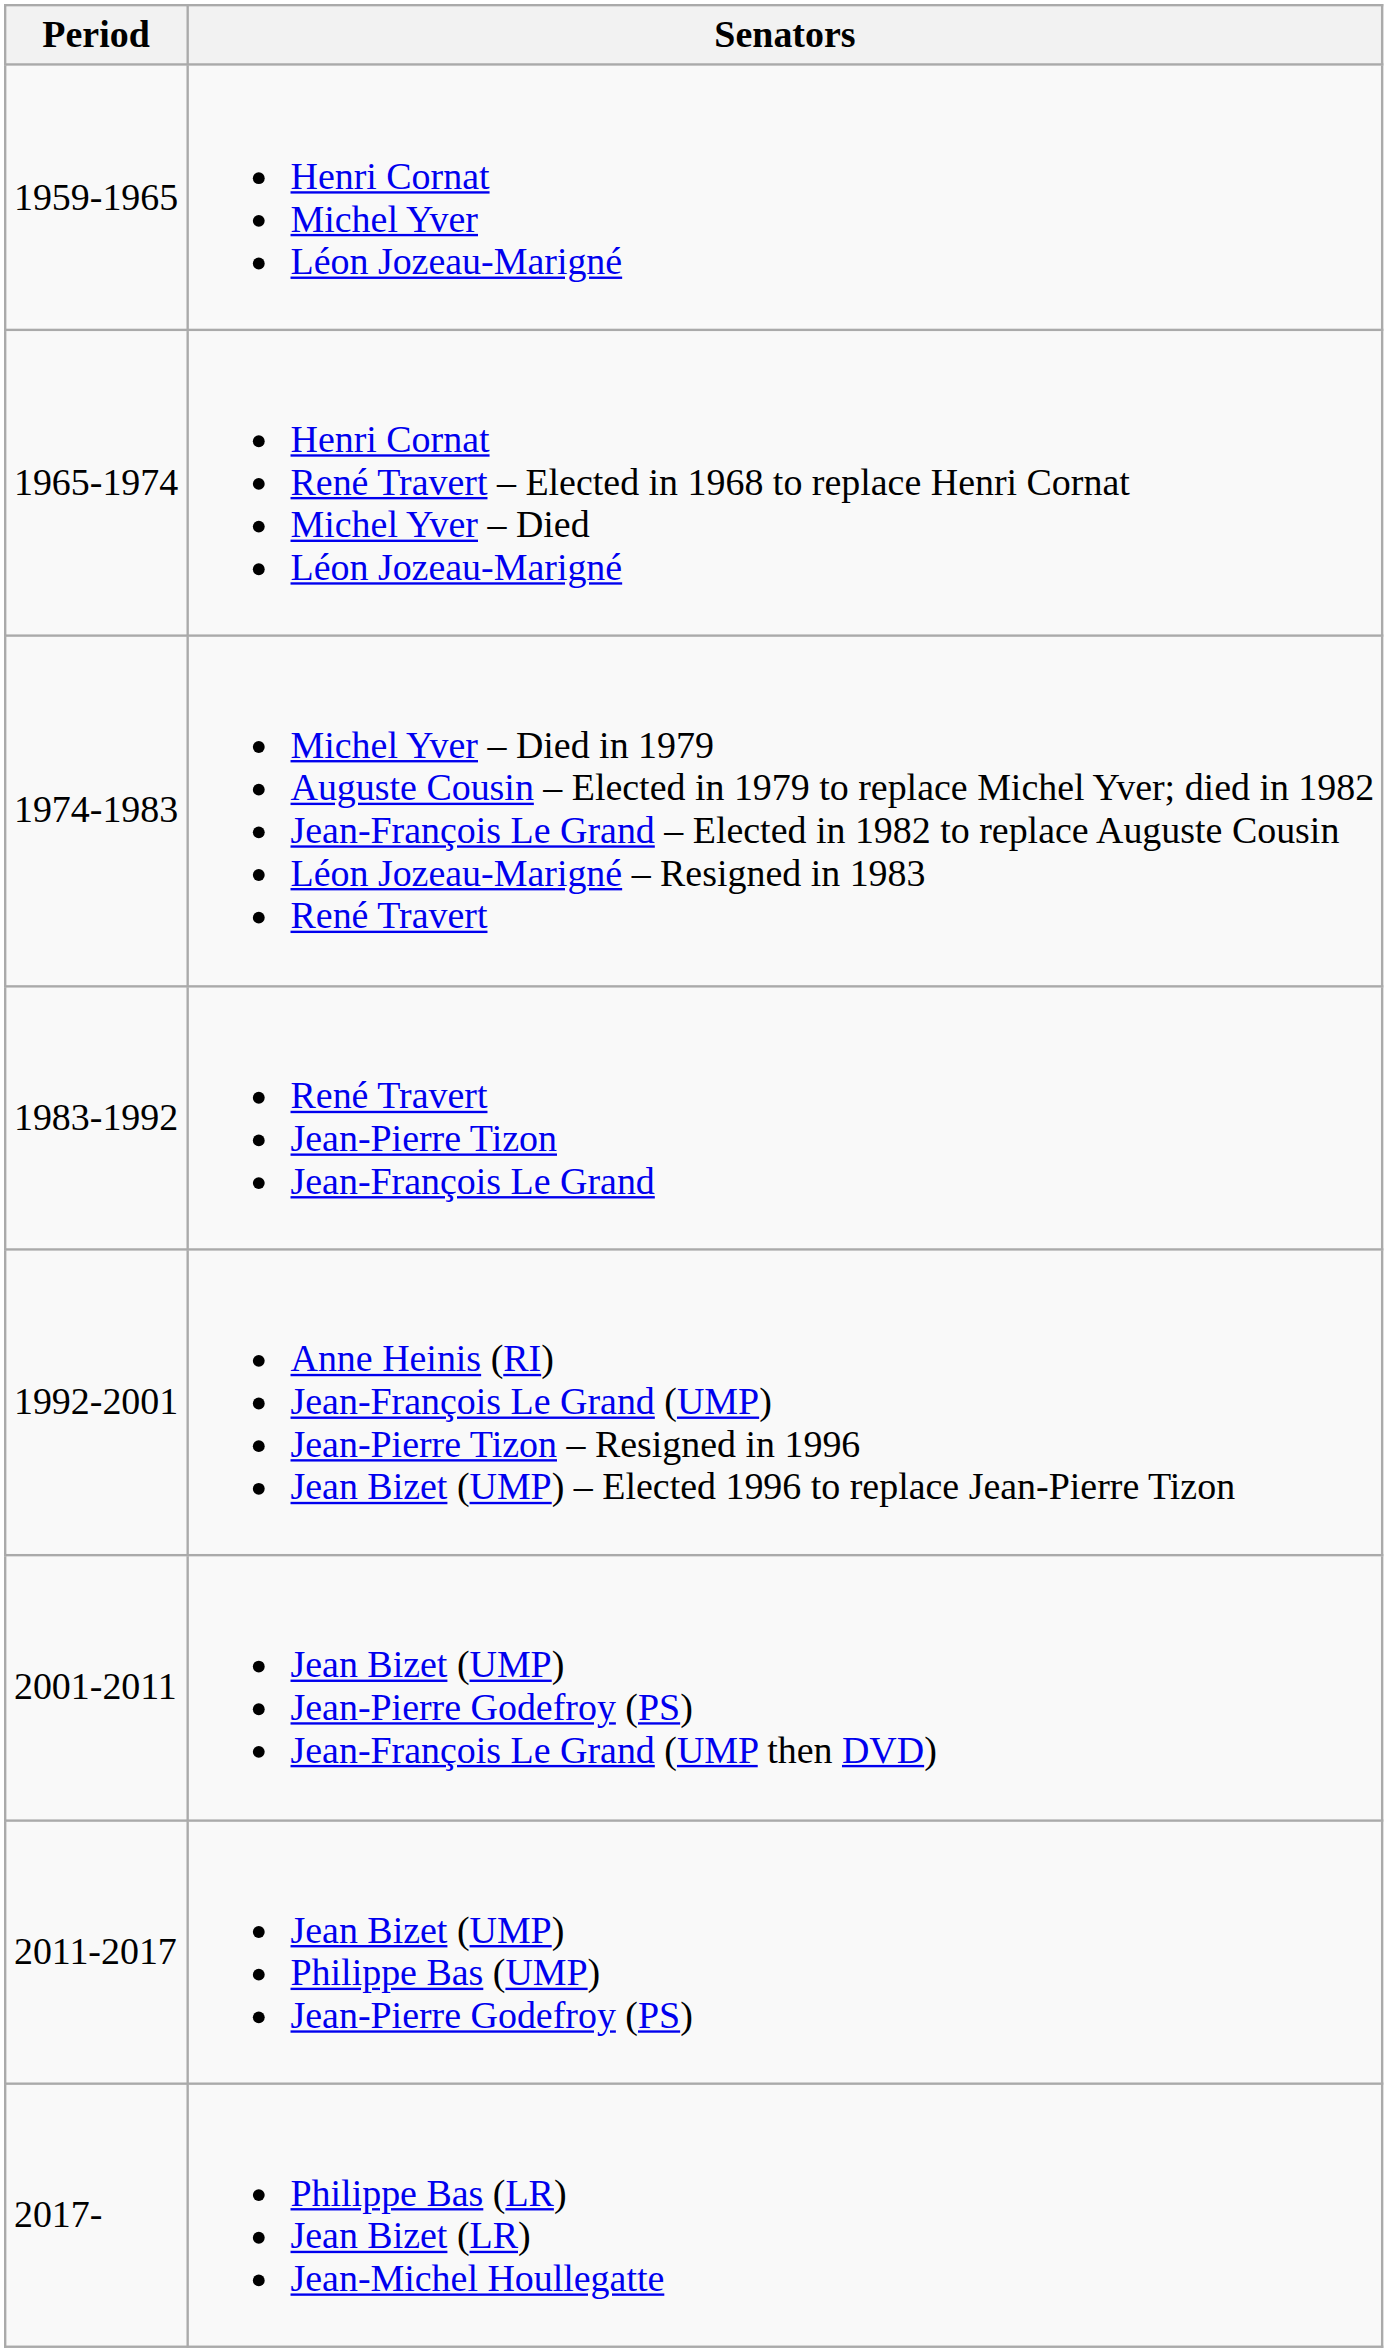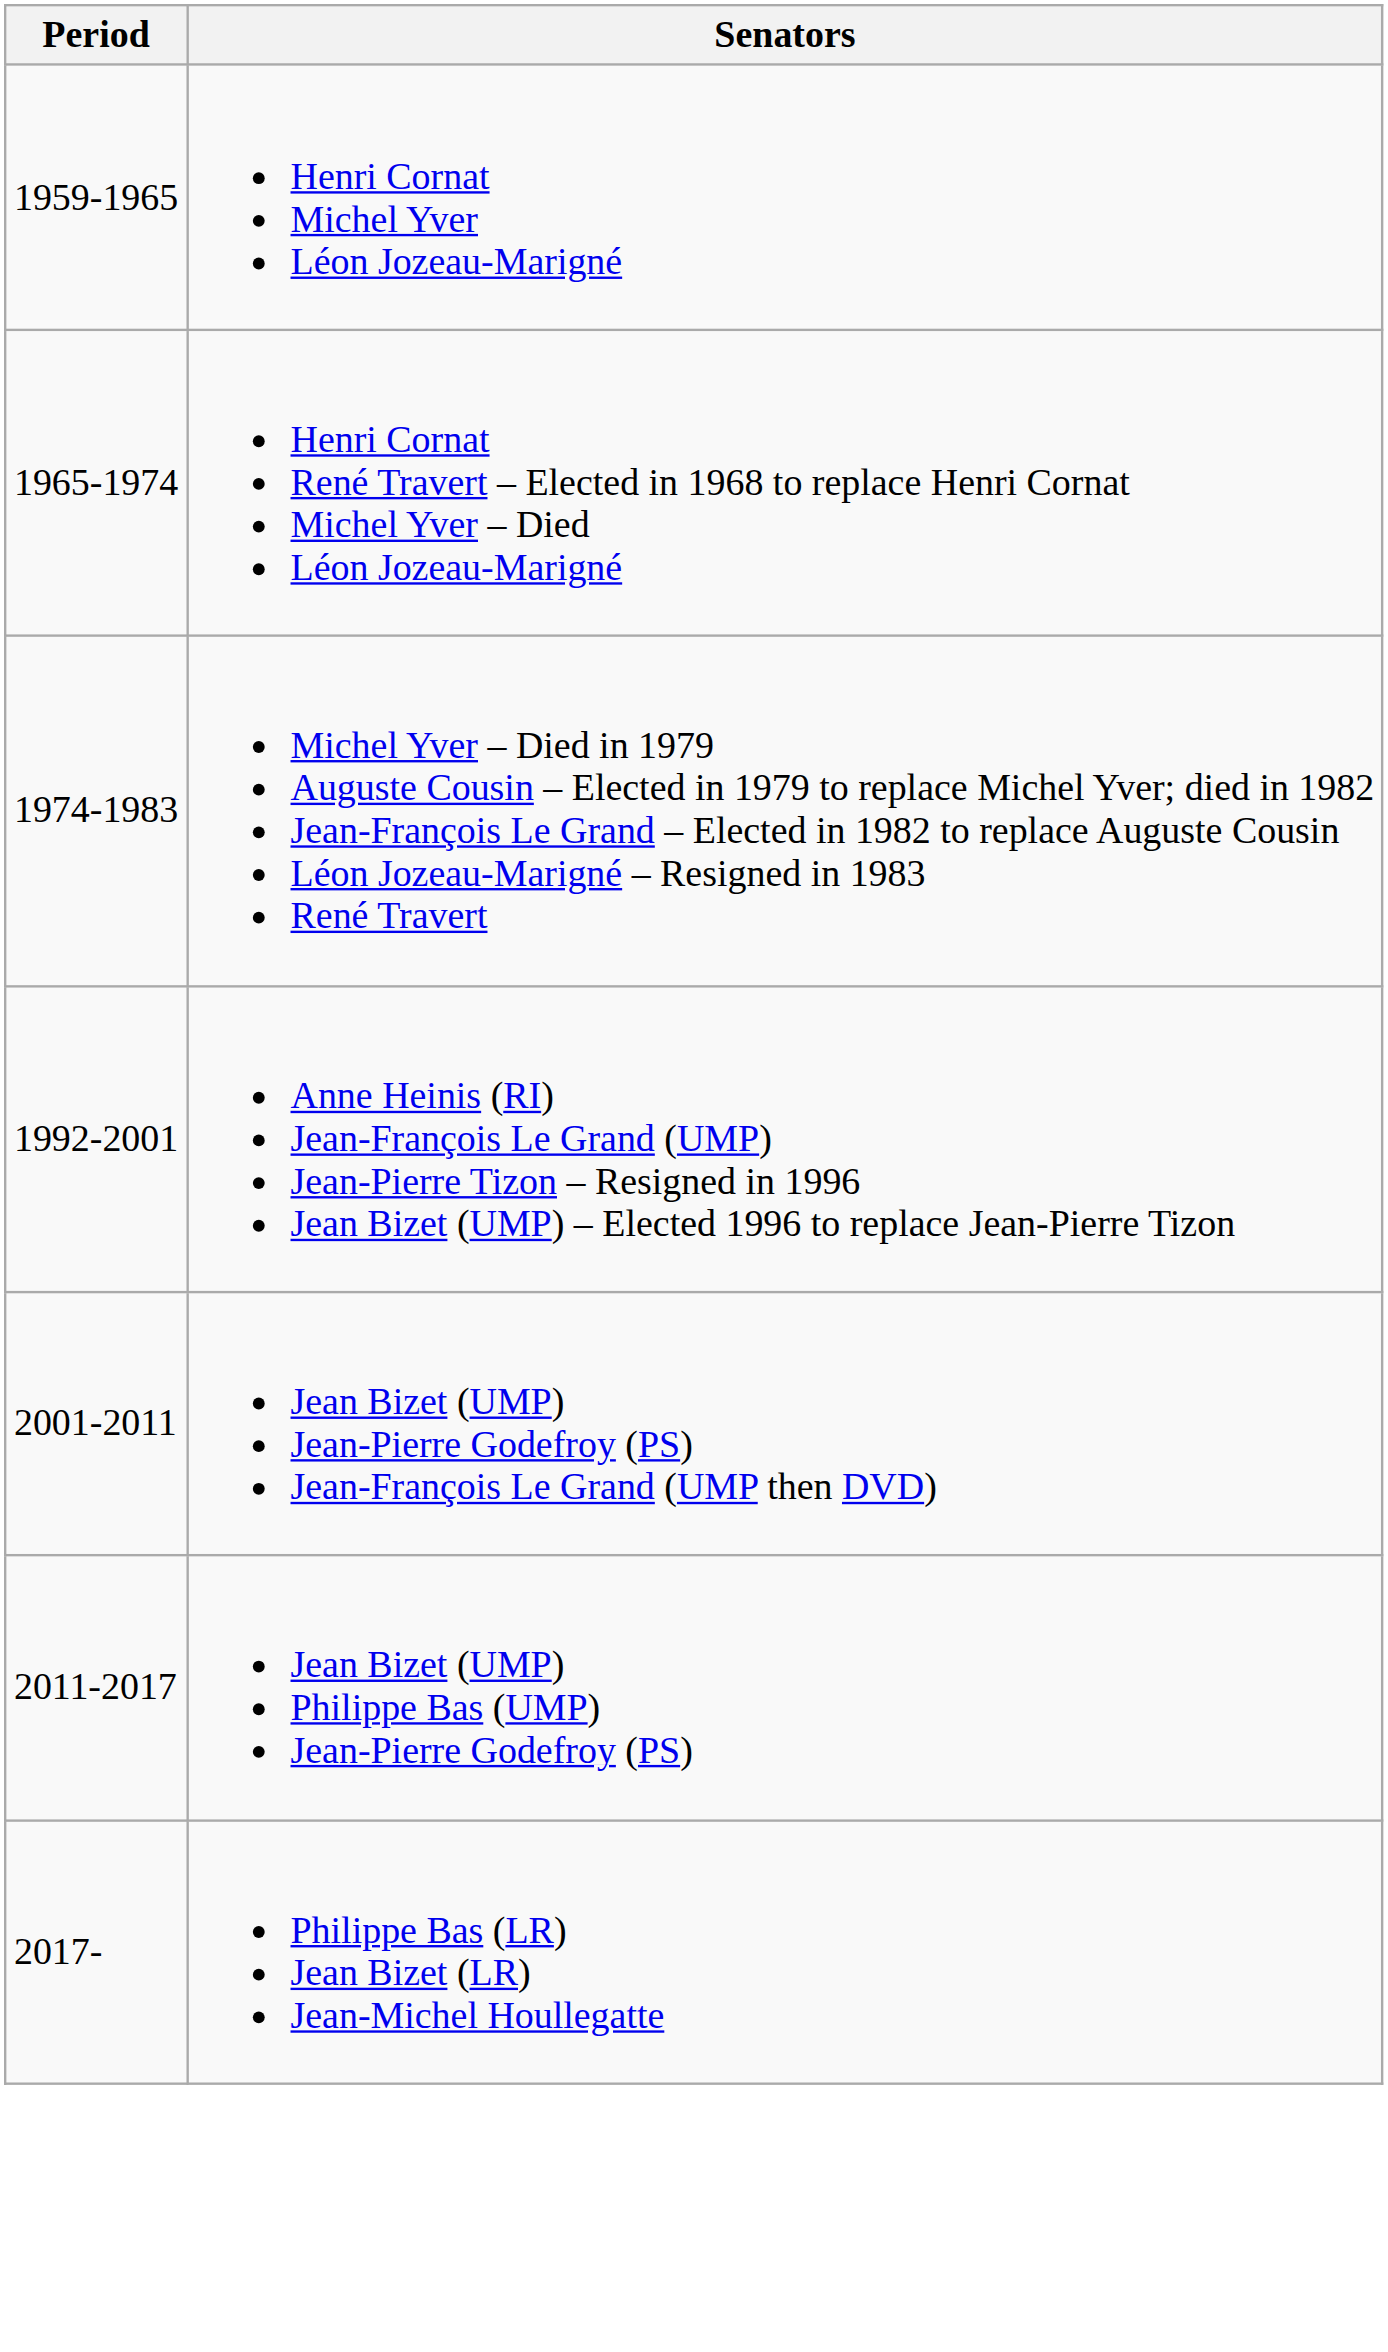- row: (785, 1138)
